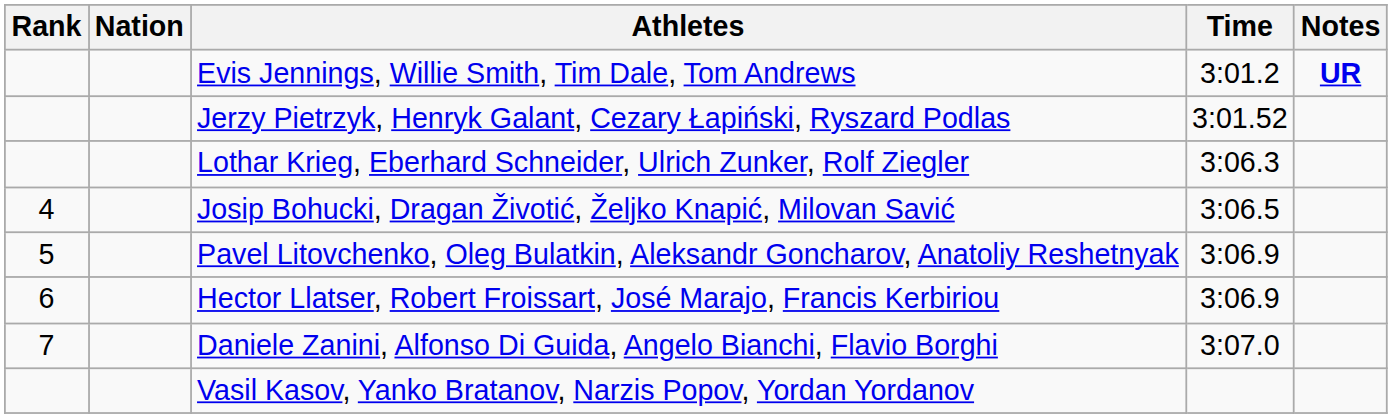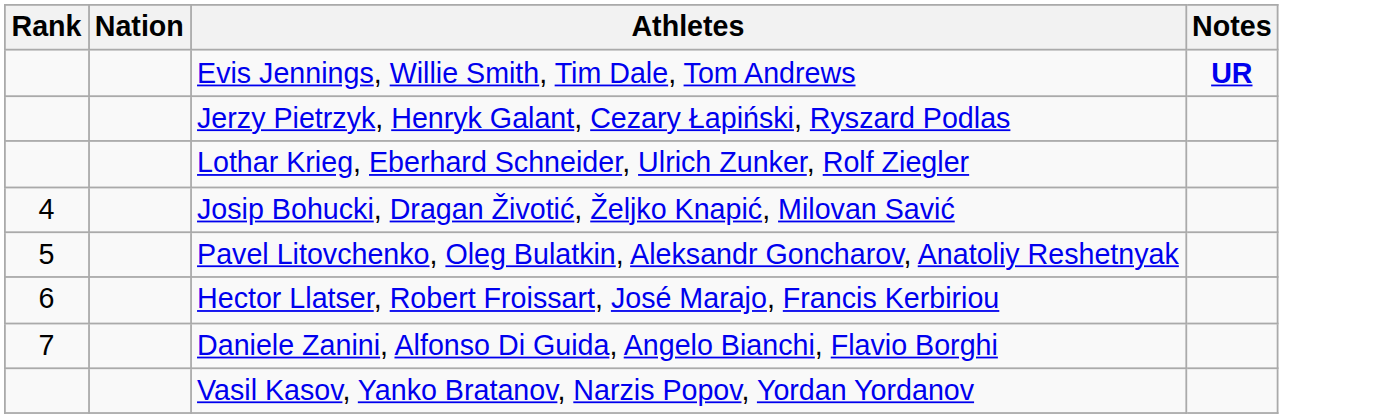- column: (1240, 27)
